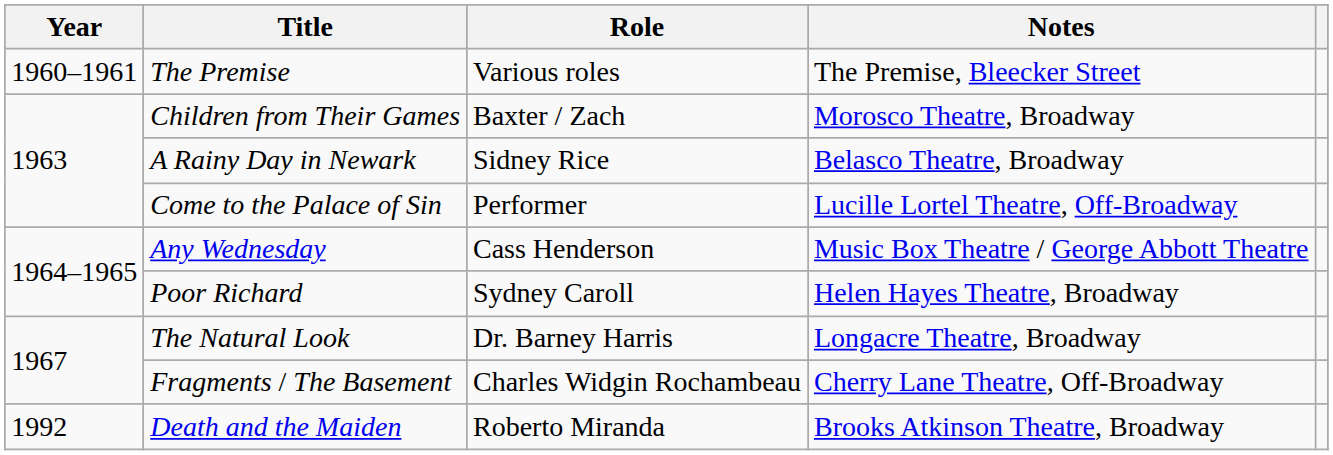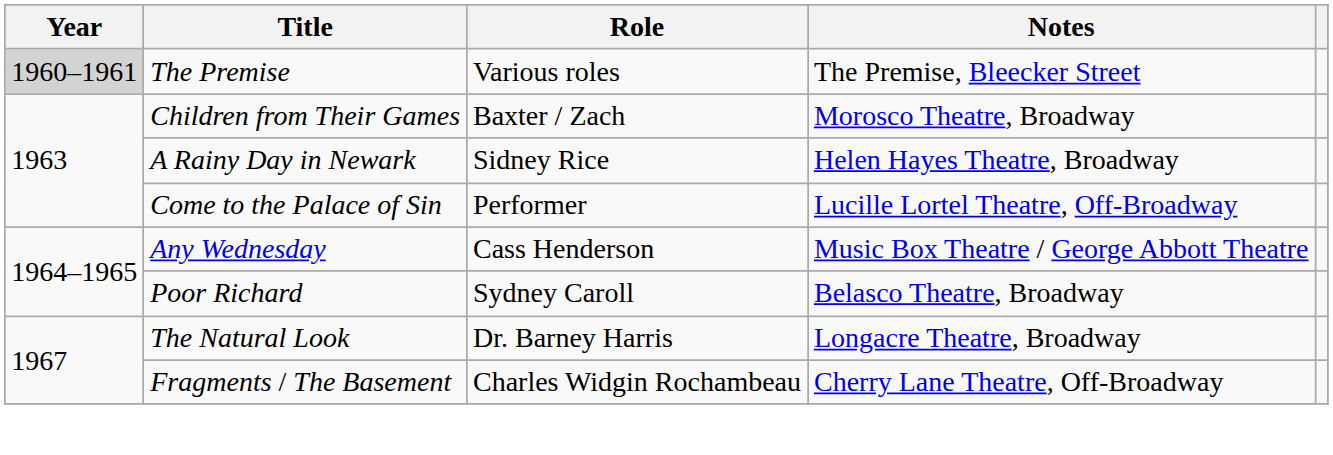(74, 71) no background -> (74, 71) lightgrey background
(969, 159) Belasco Theatre, Broadway -> (996, 159) Helen Hayes Theatre, Broadway
(996, 293) Helen Hayes Theatre, Broadway -> (969, 293) Belasco Theatre, Broadway
- row: (276, 426)
